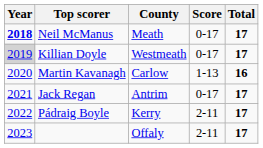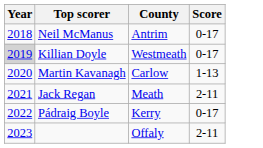- column: (241, 14)
(20, 34) bold -> (20, 34) normal
(147, 34) Meath -> (149, 34) Antrim
(149, 93) Antrim -> (147, 93) Meath
(207, 93) 0-17 -> (207, 93) 2-11
(207, 113) 2-11 -> (207, 113) 0-17
